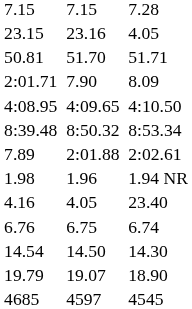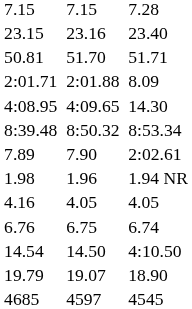(144, 33) 4.05 -> (148, 33) 23.40
(82, 81) 7.90 -> (93, 81) 2:01.88
(155, 105) 4:10.50 -> (148, 105) 14.30
(93, 154) 2:01.88 -> (82, 154) 7.90
(148, 202) 23.40 -> (144, 202) 4.05
(148, 251) 14.30 -> (155, 251) 4:10.50
